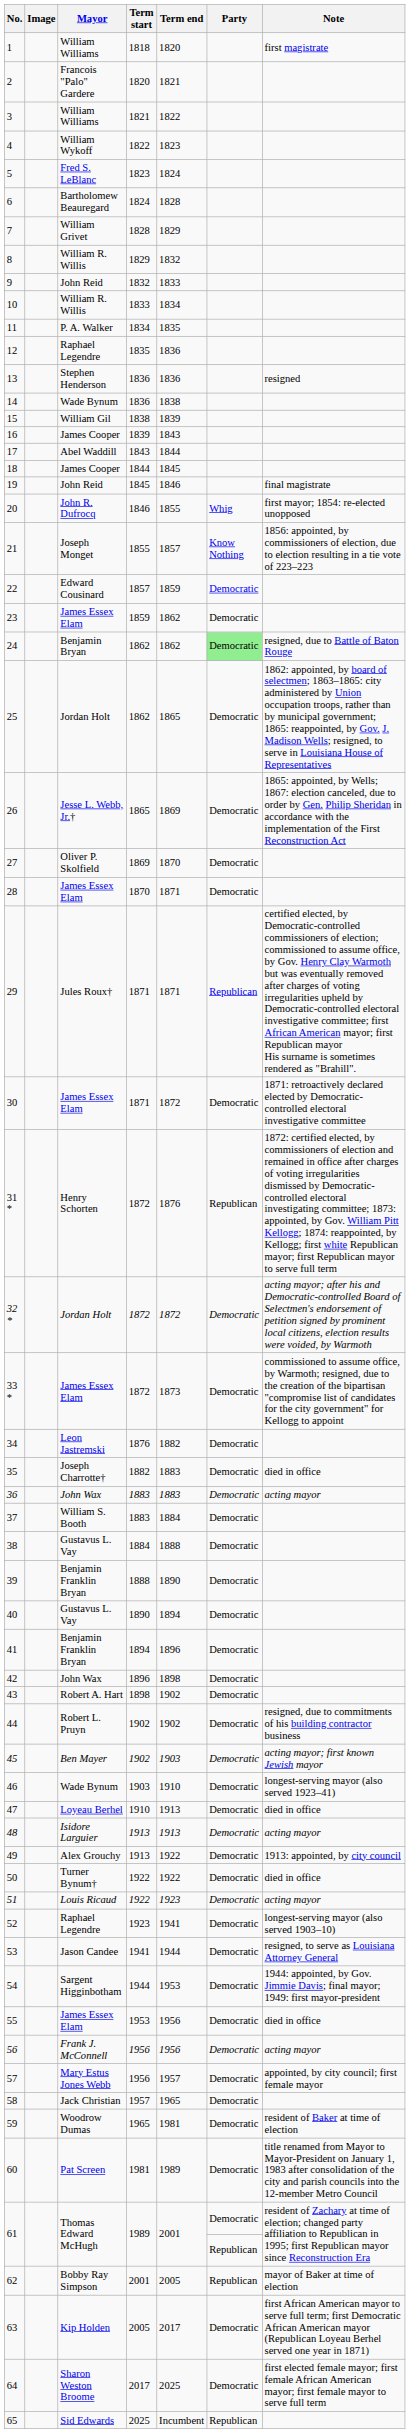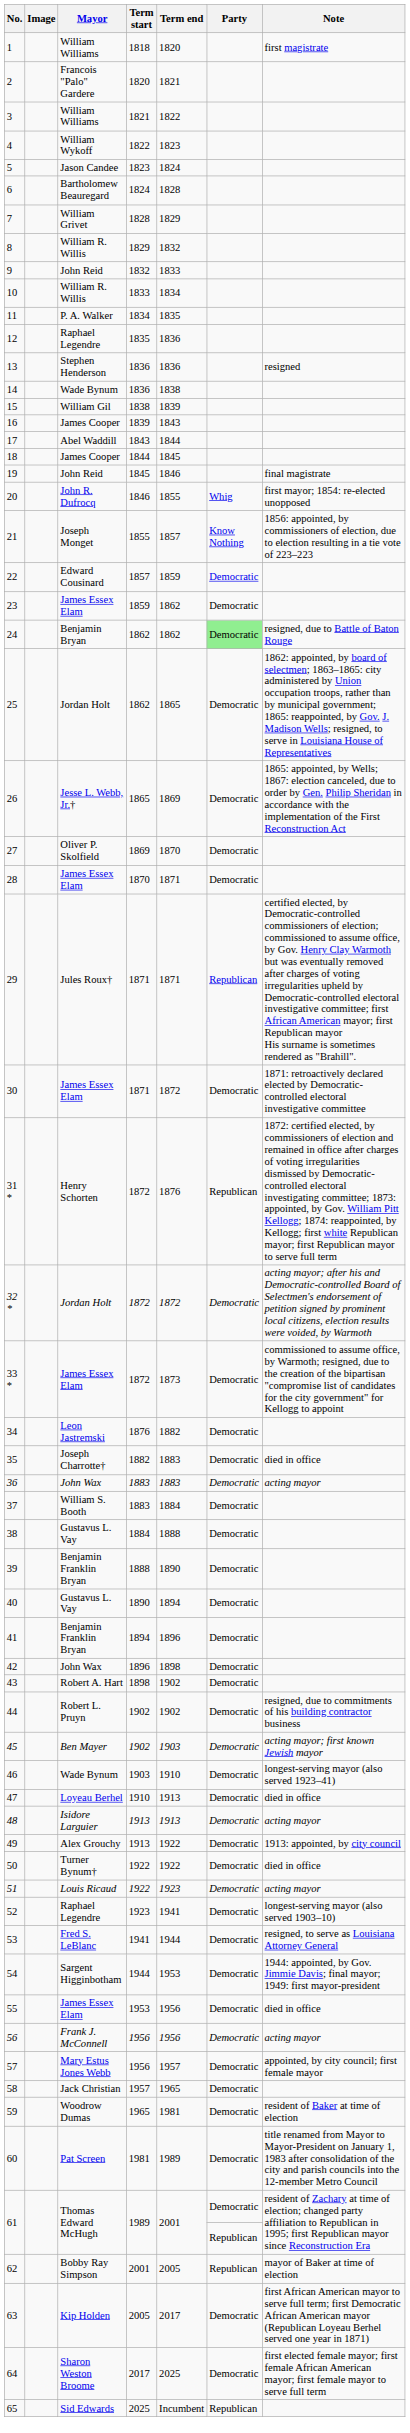(78, 173) Fred S. LeBlanc -> (89, 167) Jason Candee
(89, 1951) Jason Candee -> (78, 1939) Fred S. LeBlanc
